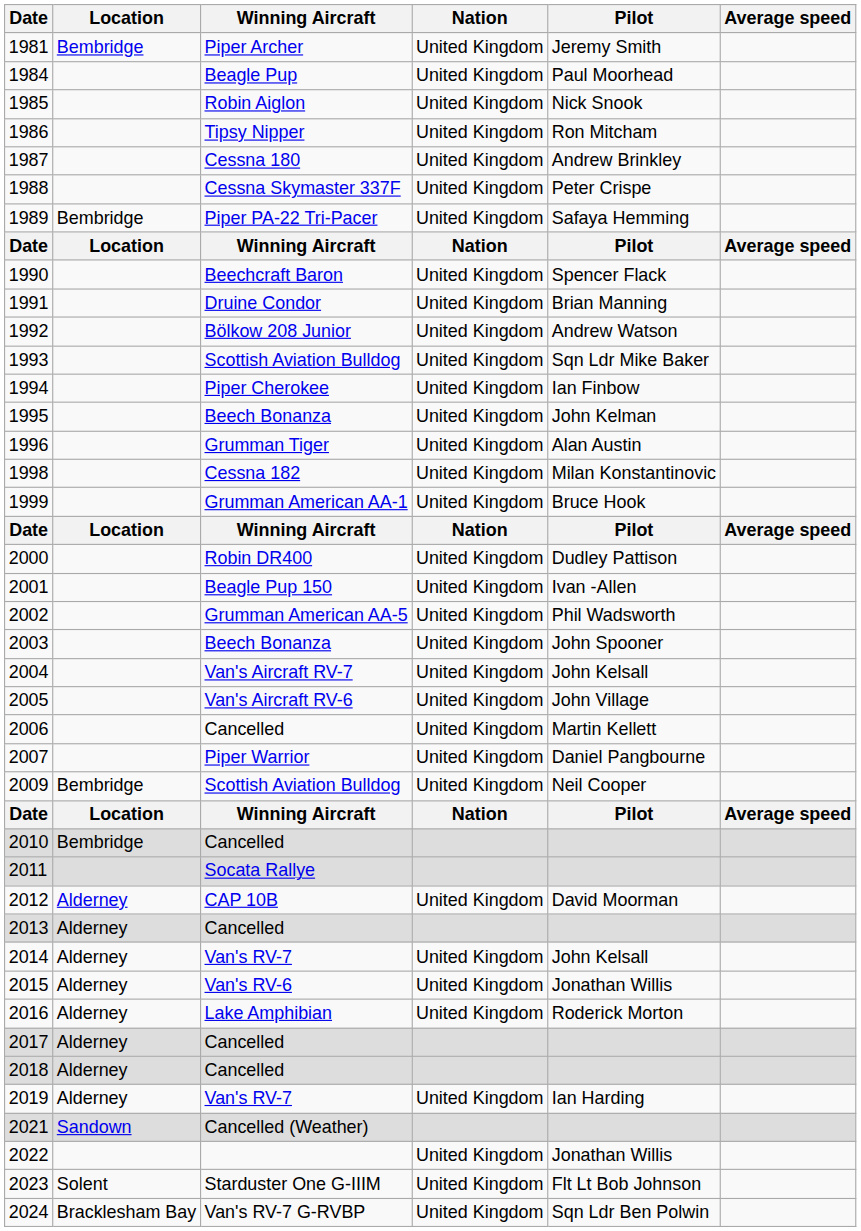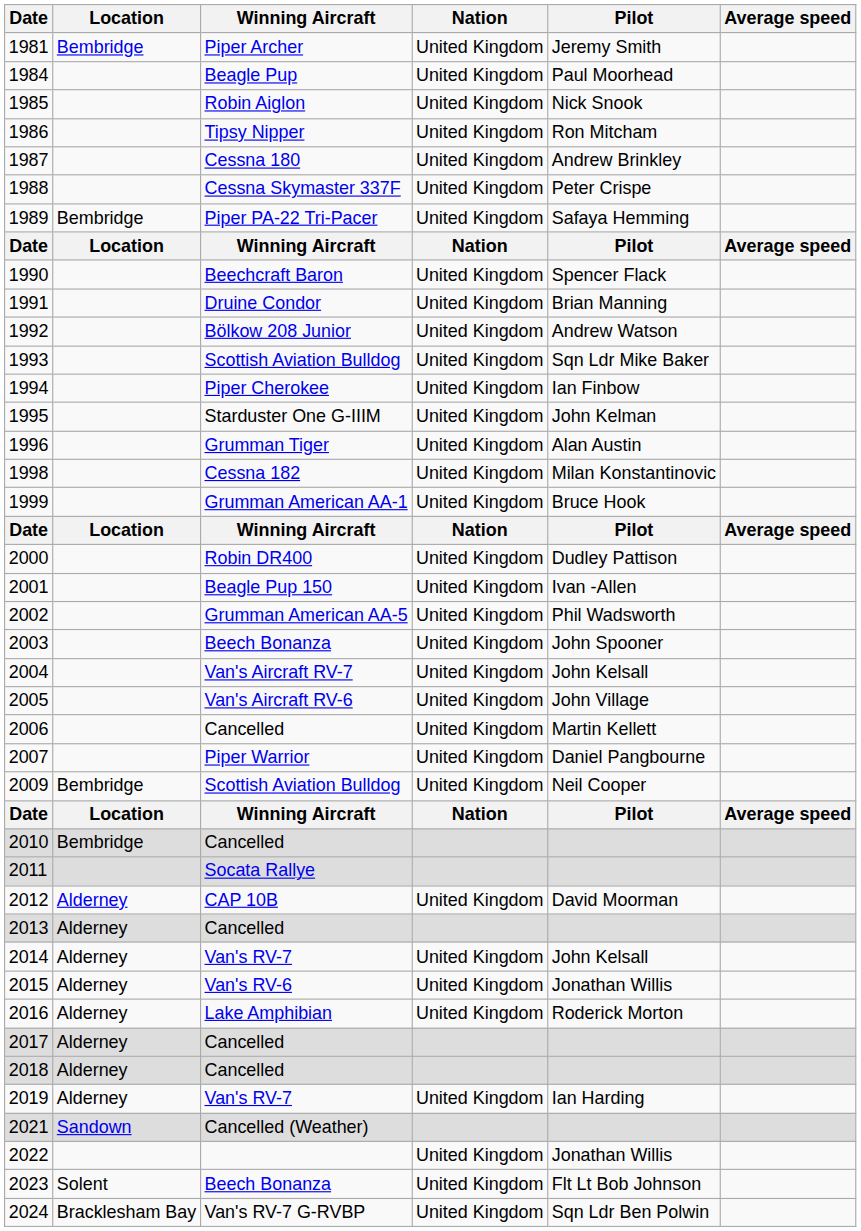(268, 416) Beech Bonanza -> (293, 416) Starduster One G-IIIM
(293, 1183) Starduster One G-IIIM -> (268, 1183) Beech Bonanza
